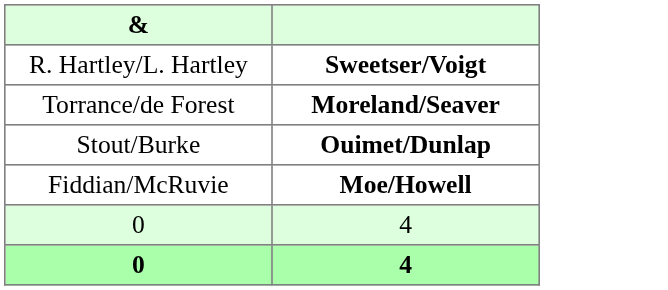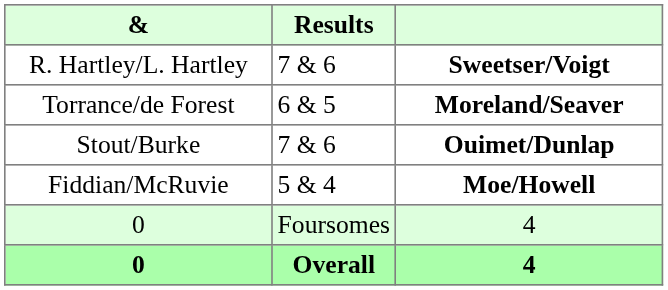+ column: (334, 24)
